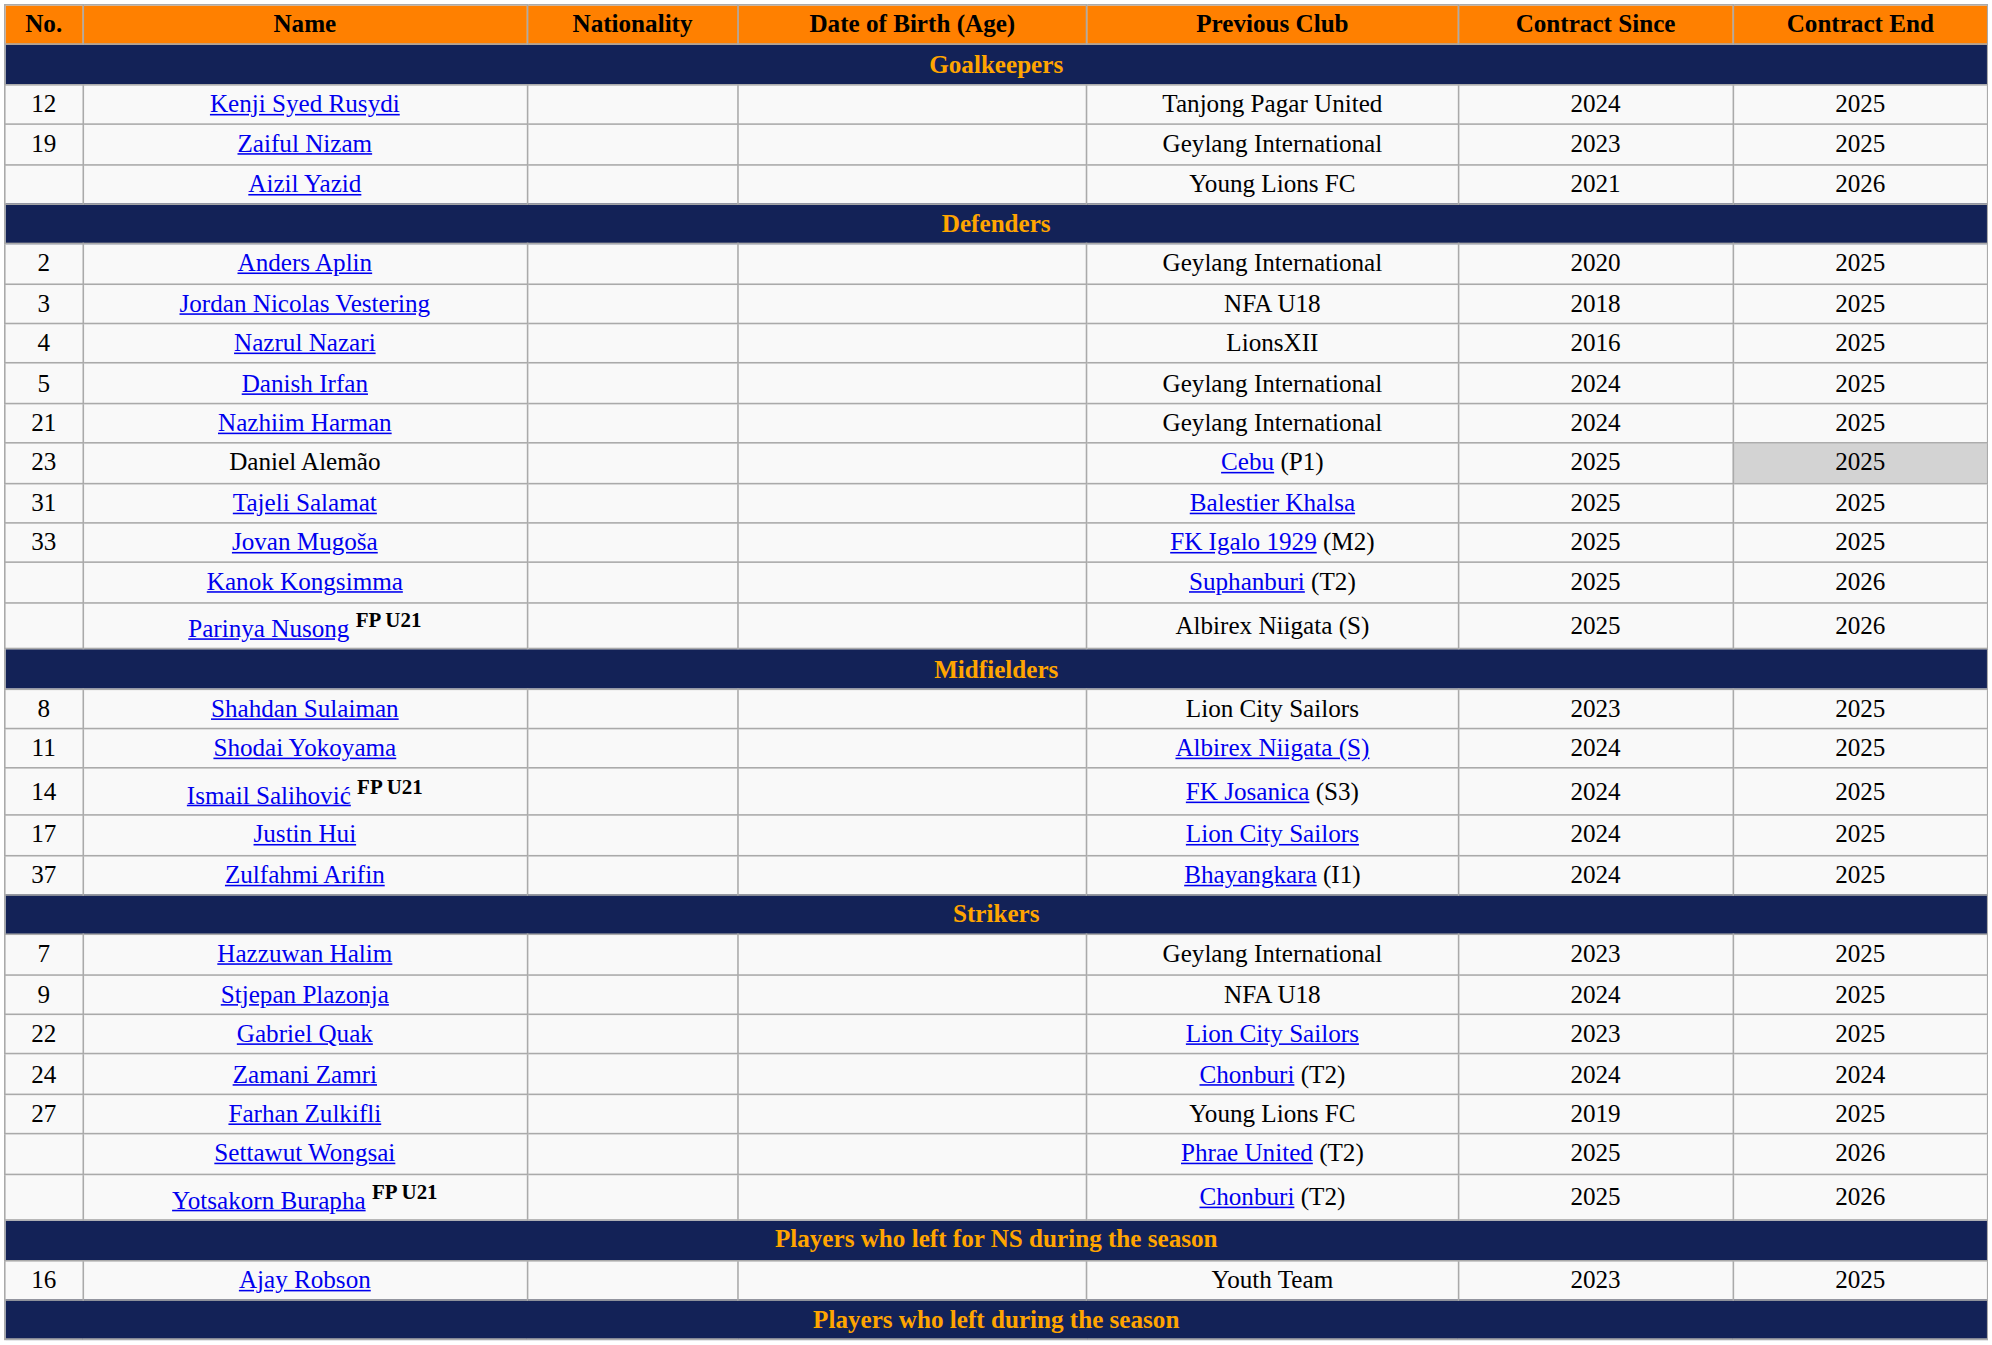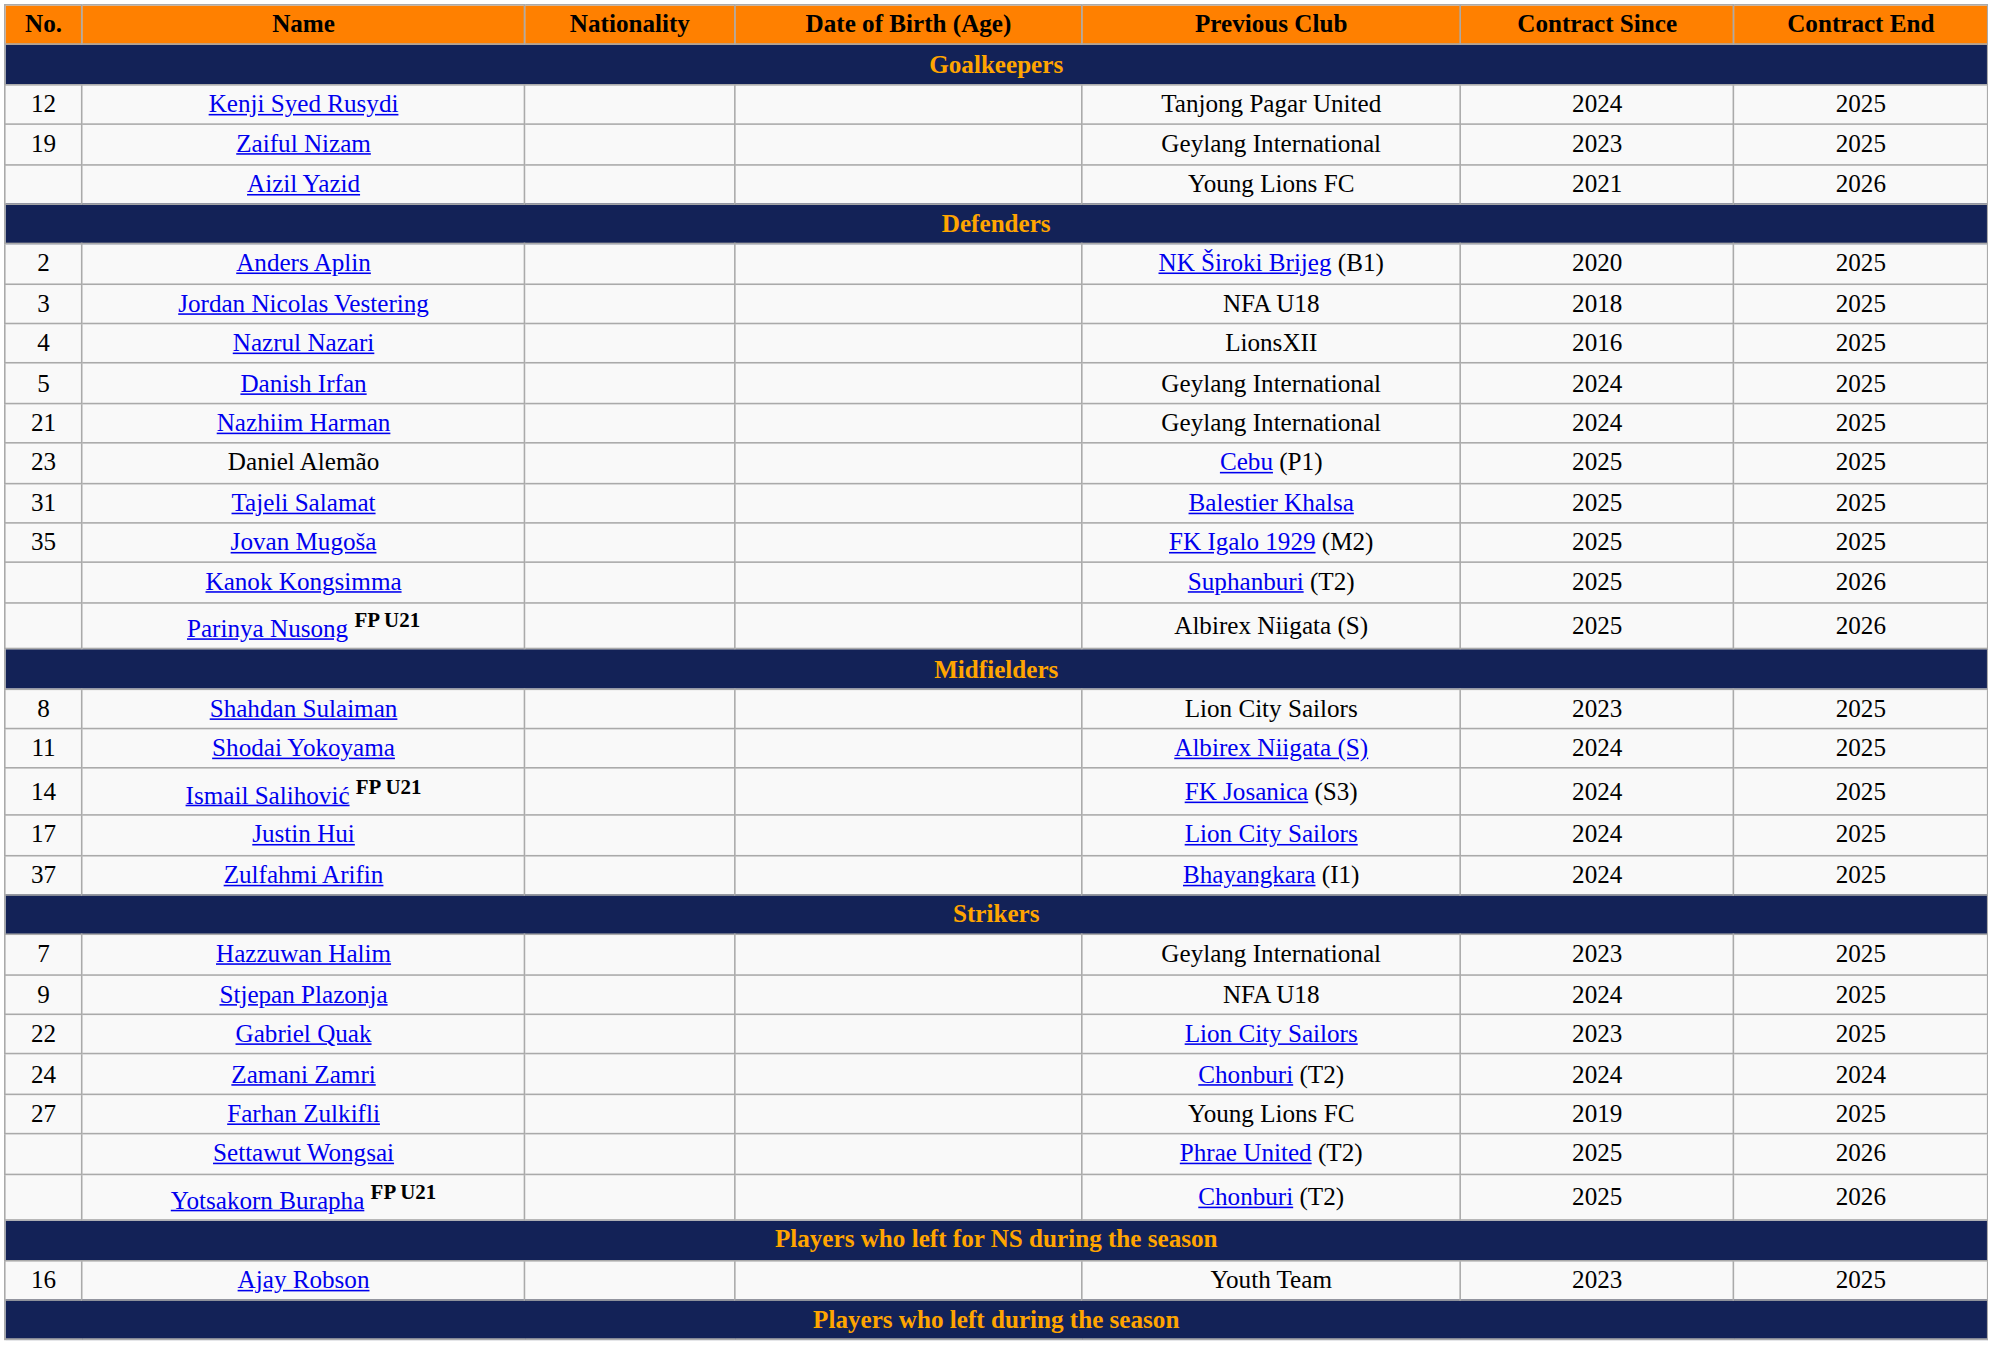(1272, 263) Geylang International -> (1271, 263) NK Široki Brijeg (B1)
(1860, 462) lightgrey background -> (1861, 462) no background
(44, 542) 33 -> (44, 542) 35
